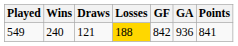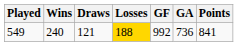(162, 32) 842 -> (162, 32) 992
(185, 32) 936 -> (185, 32) 736
